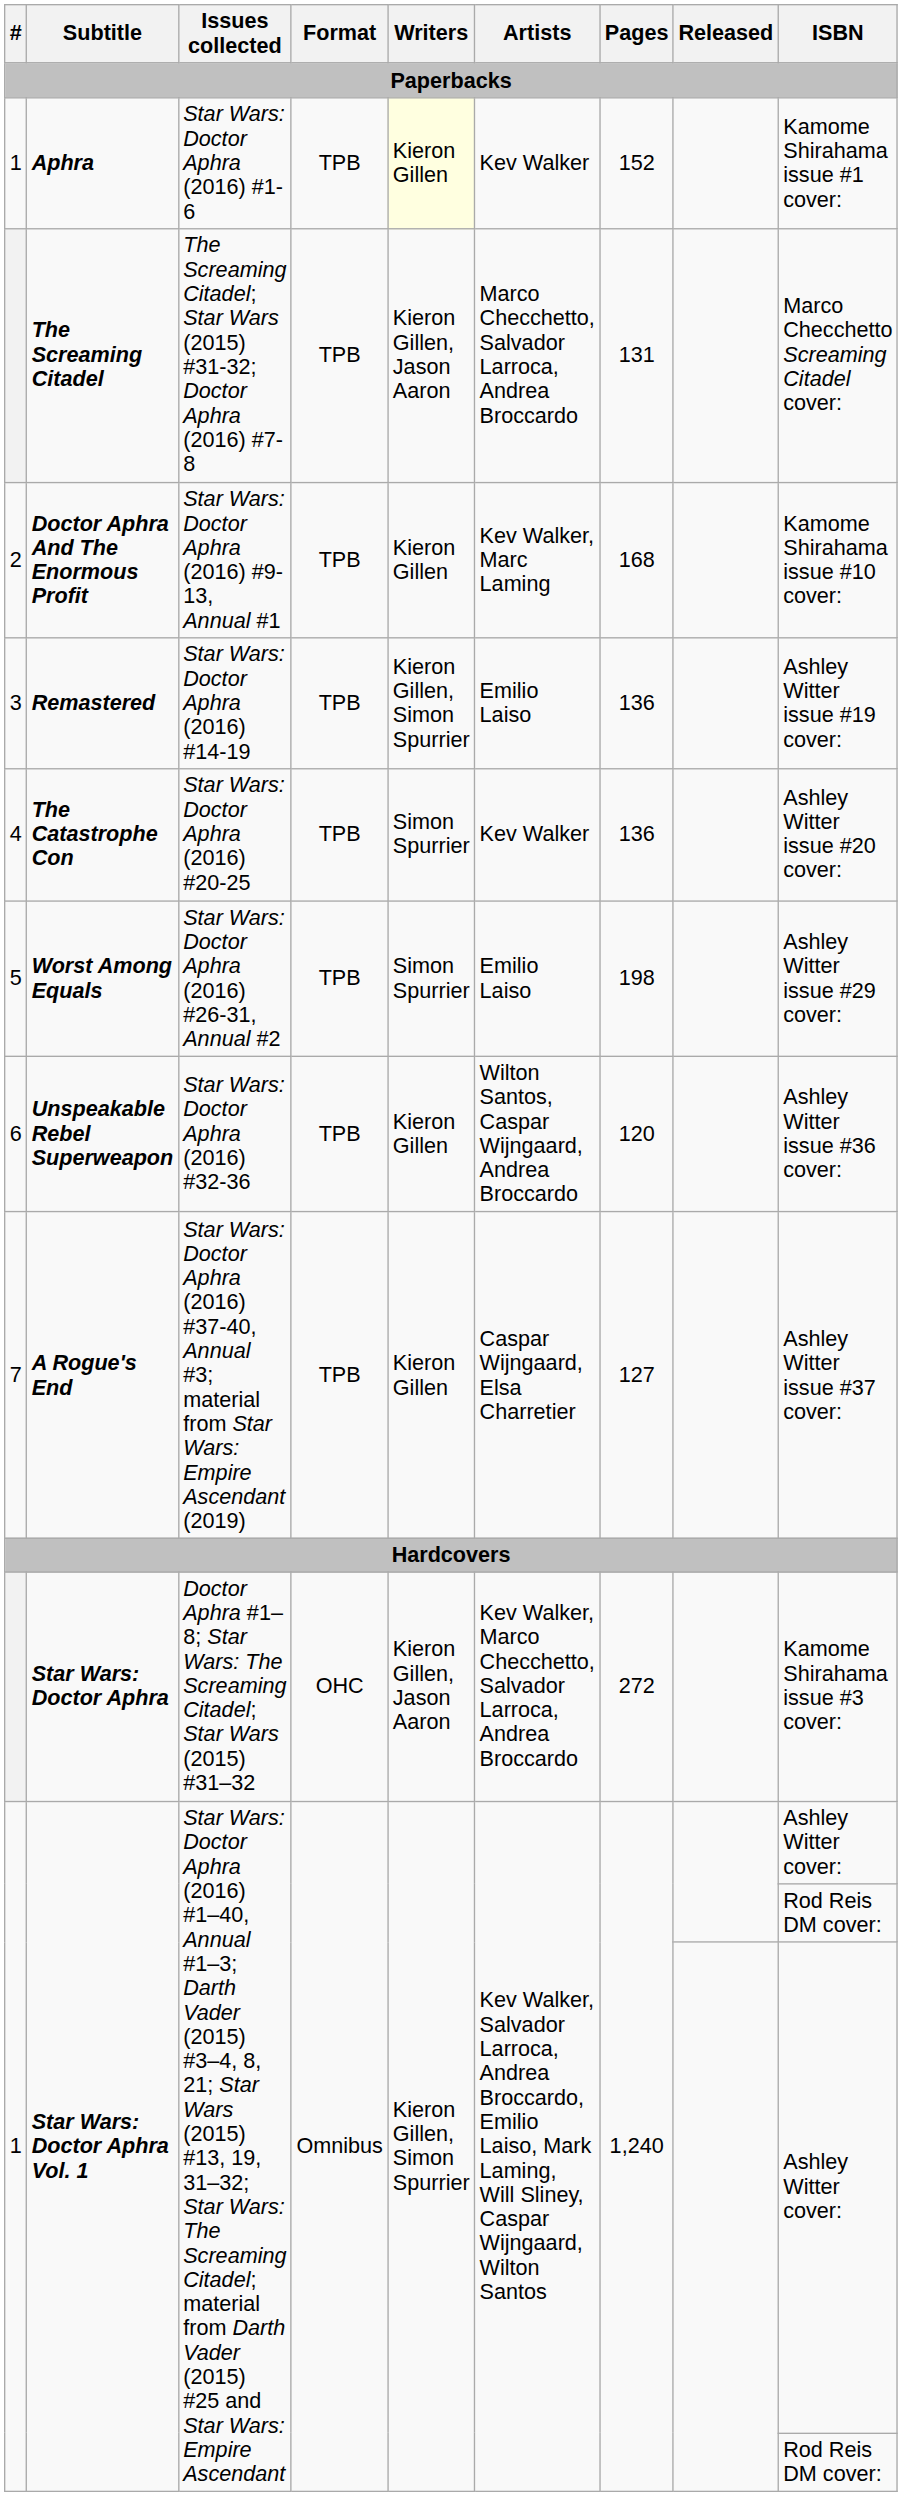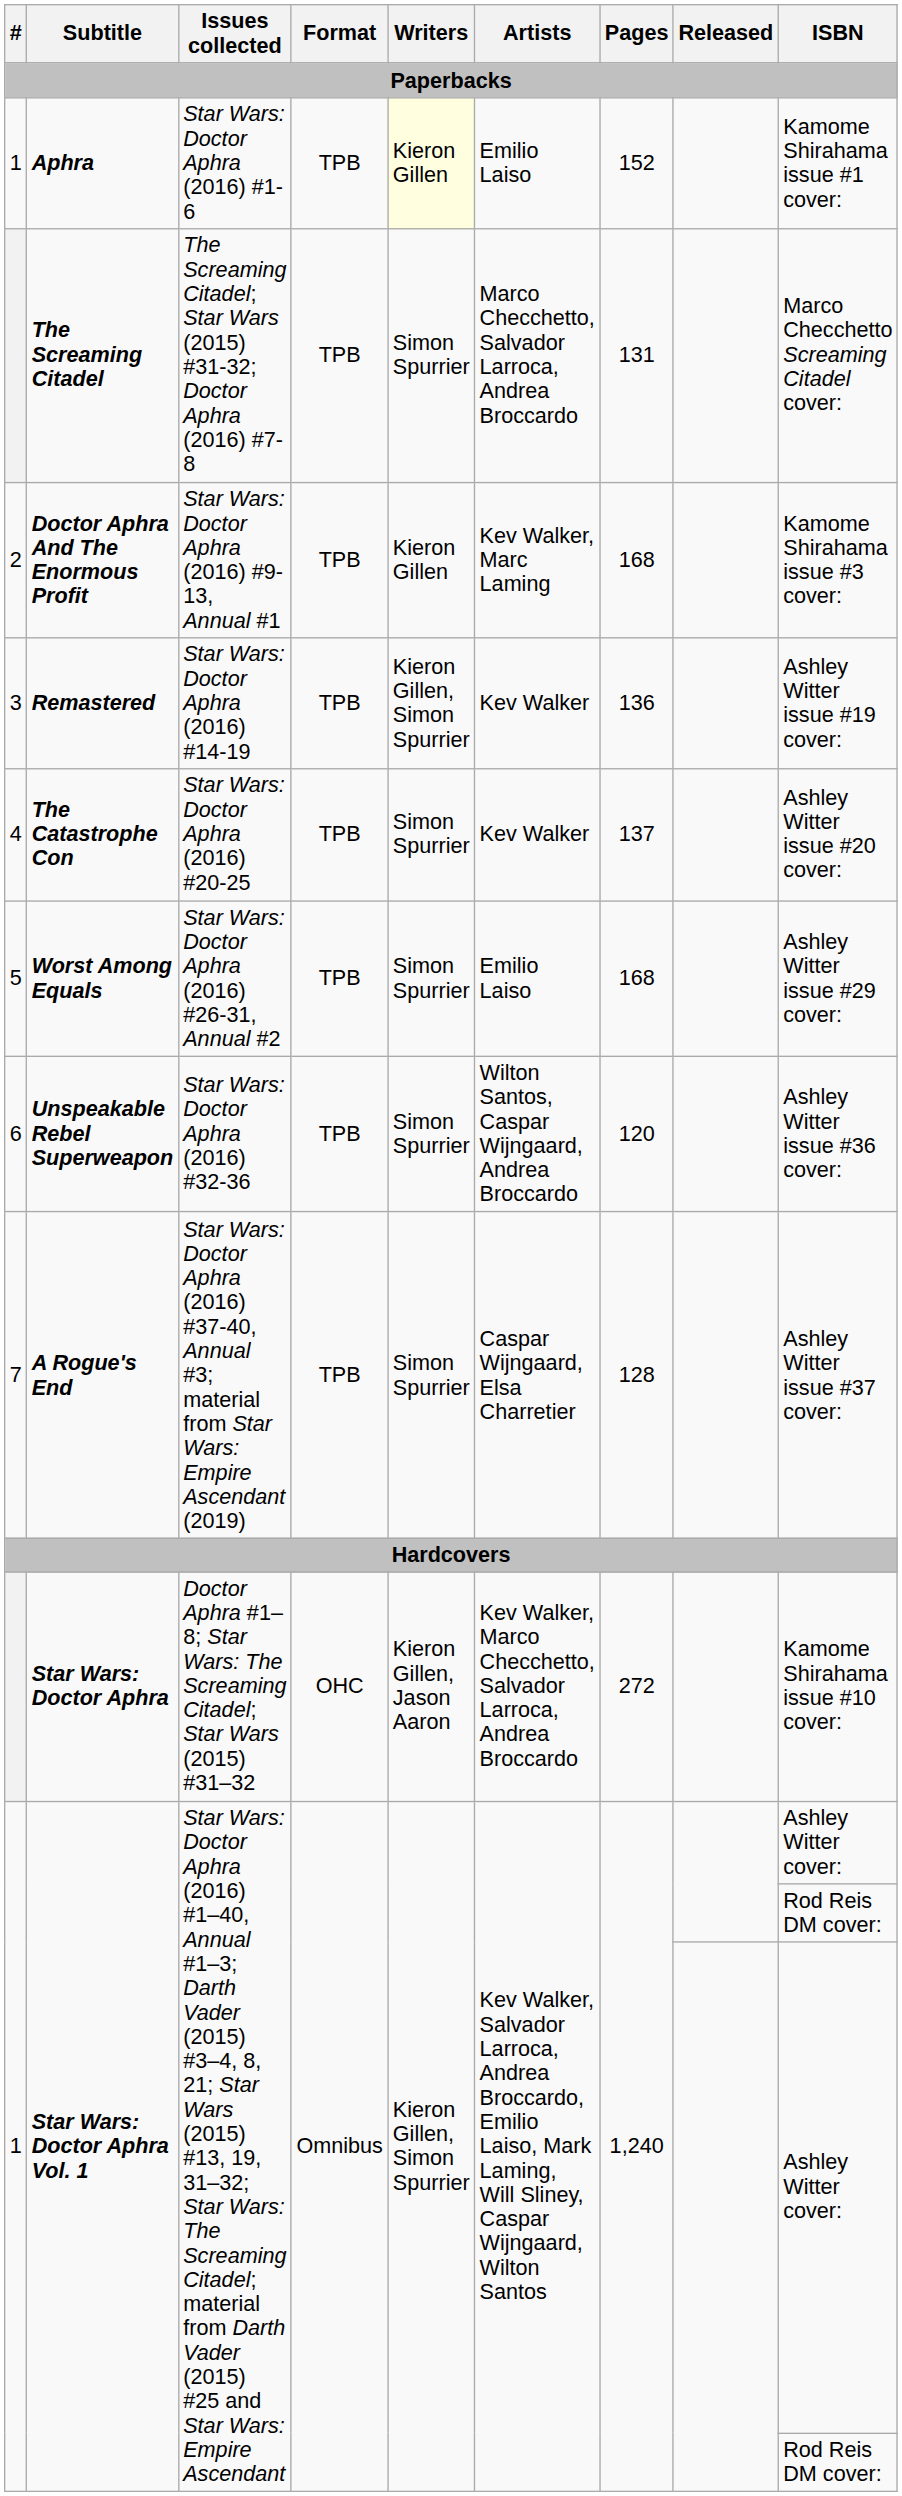(534, 163) Kev Walker -> (509, 163) Emilio Laiso
(424, 355) Kieron Gillen, Jason Aaron -> (431, 355) Simon Spurrier
(835, 559) Kamome Shirahama issue #10 cover: -> (835, 559) Kamome Shirahama issue #3 cover:
(509, 703) Emilio Laiso -> (534, 703) Kev Walker
(637, 834) 136 -> (637, 834) 137
(637, 978) 198 -> (637, 978) 168
(424, 1134) Kieron Gillen -> (431, 1134) Simon Spurrier
(424, 1374) Kieron Gillen -> (431, 1374) Simon Spurrier
(637, 1374) 127 -> (637, 1374) 128
(835, 1686) Kamome Shirahama issue #3 cover: -> (835, 1686) Kamome Shirahama issue #10 cover:
